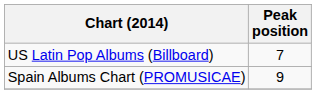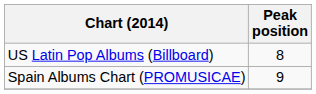(280, 54) 7 -> (280, 54) 8
